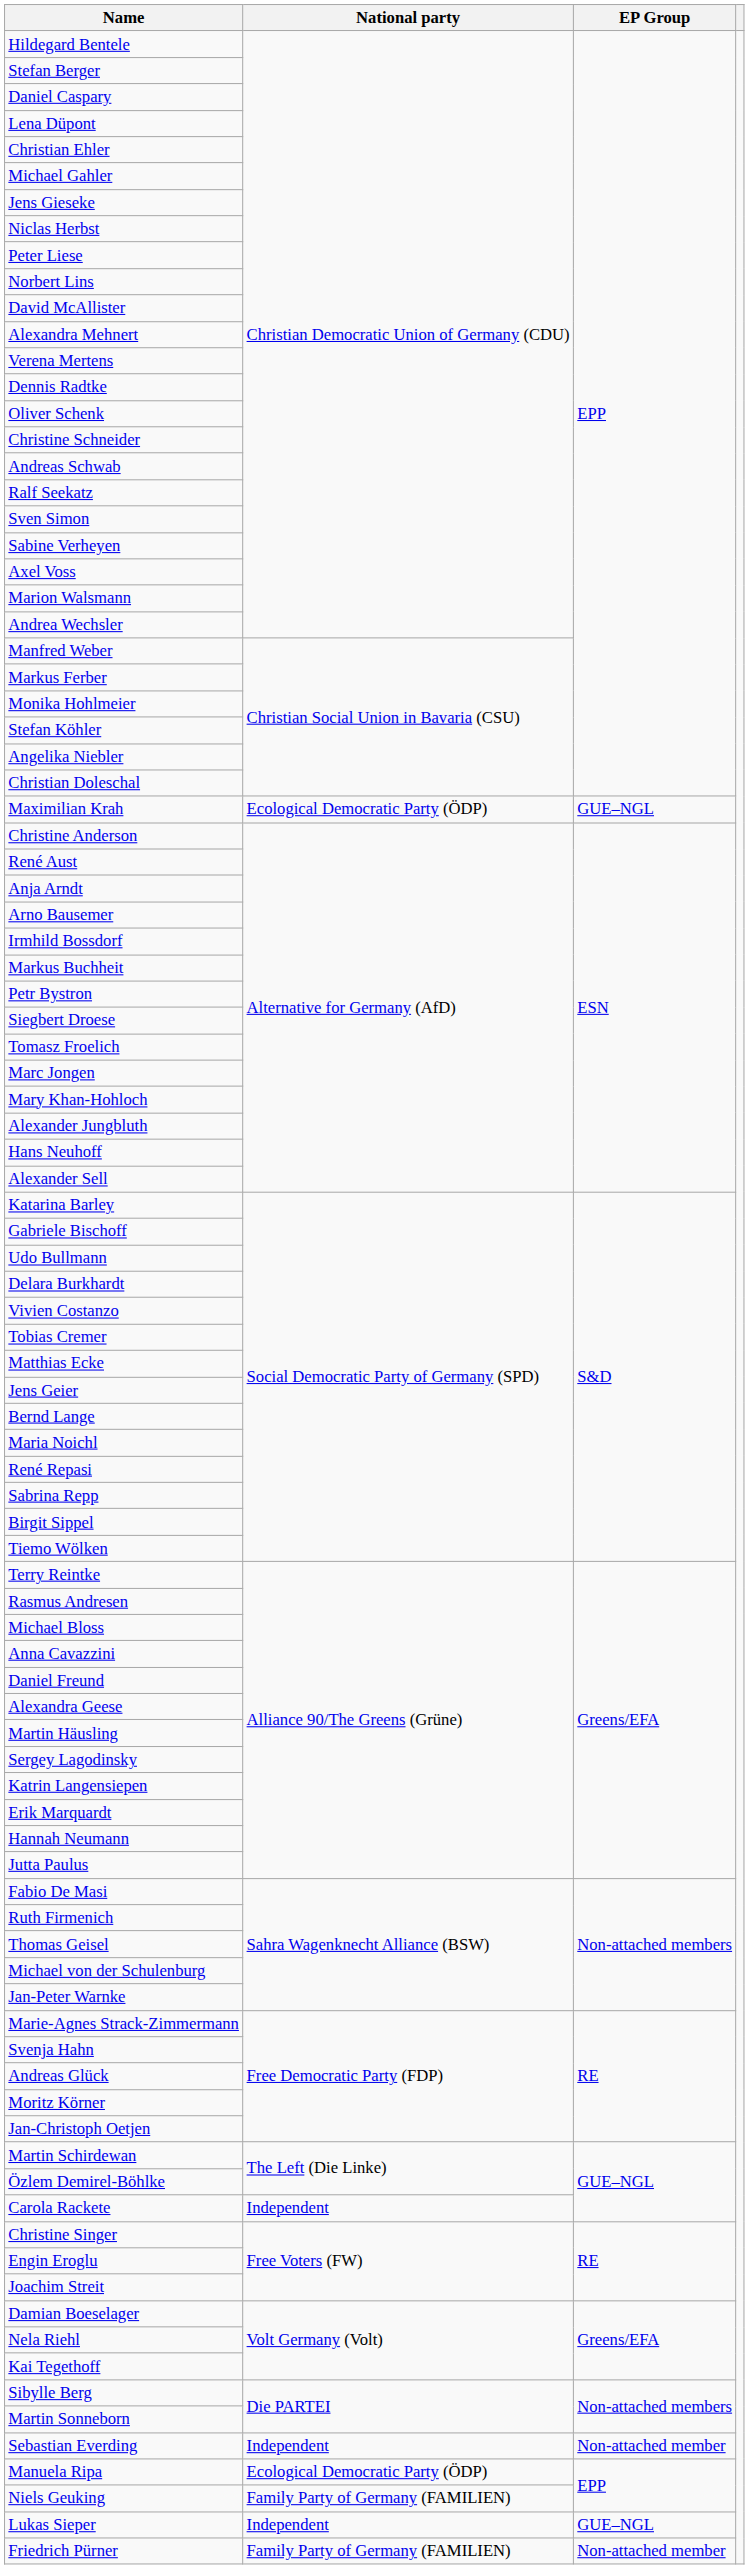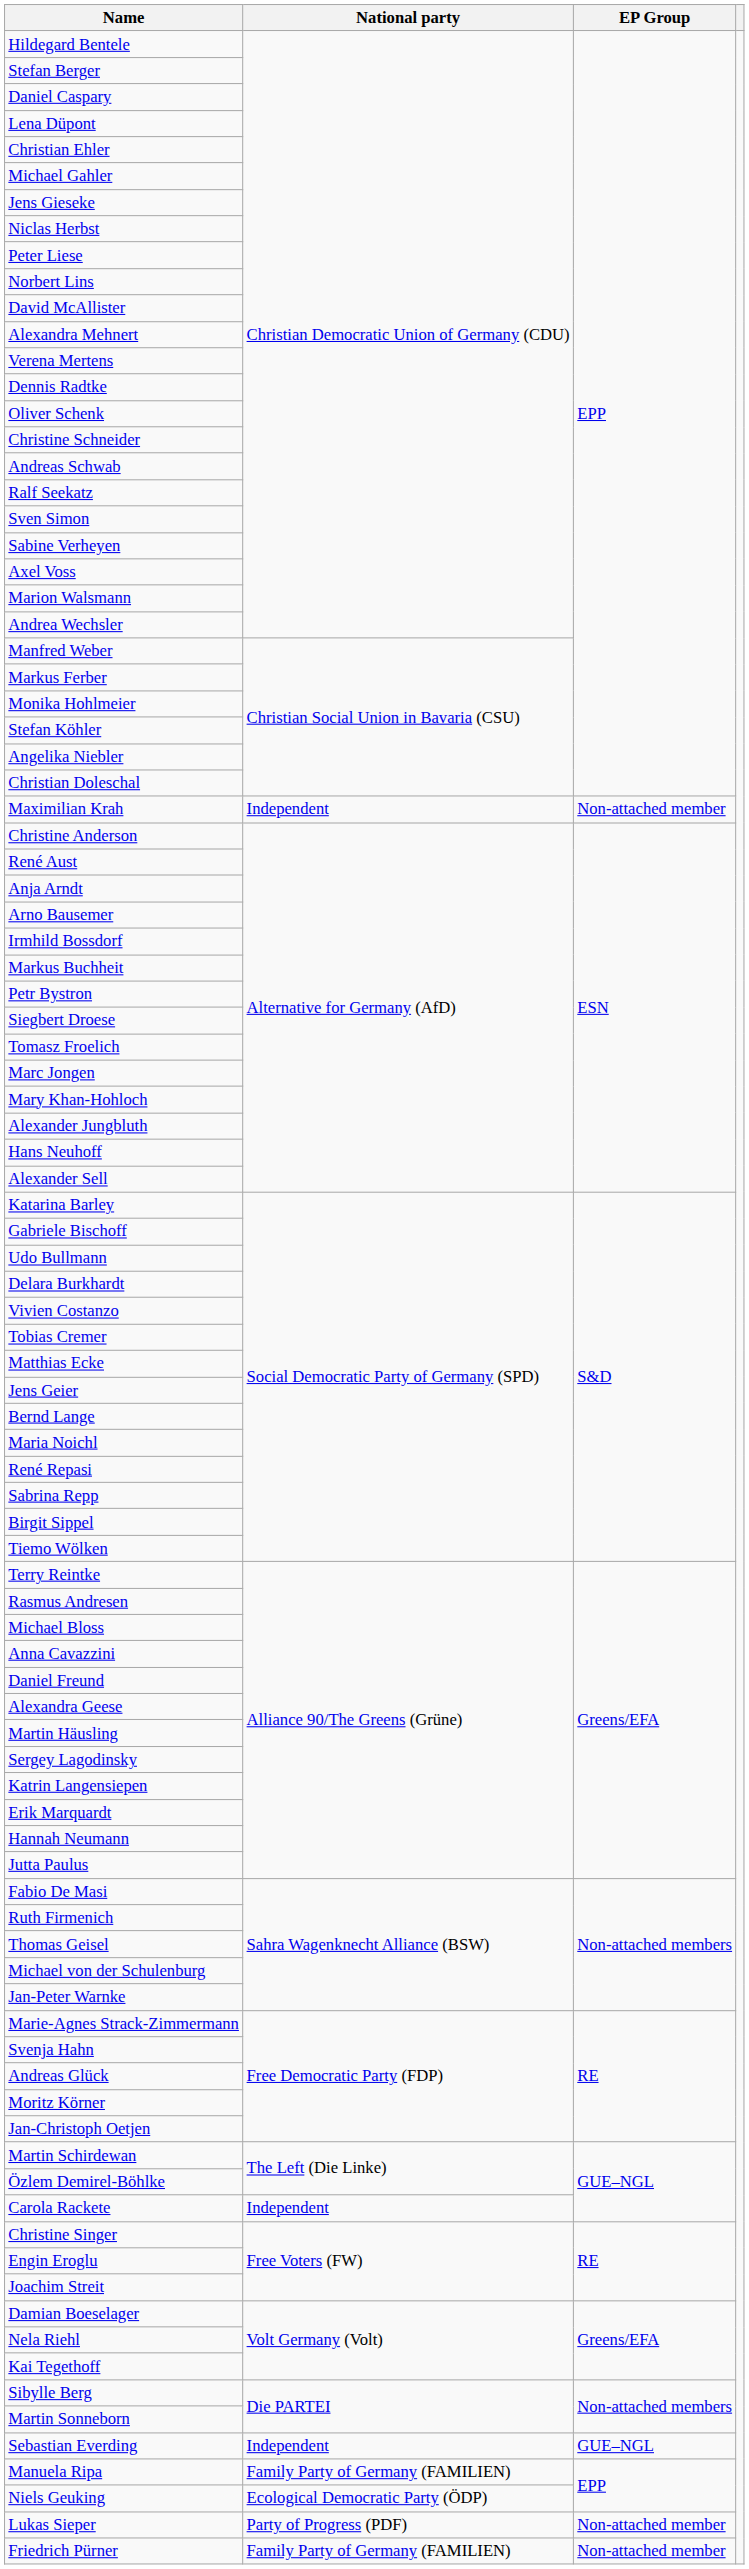(367, 809) Ecological Democratic Party (ÖDP) -> (288, 809) Independent
(616, 809) GUE–NGL -> (651, 809) Non-attached member
(651, 2445) Non-attached member -> (616, 2445) GUE–NGL
(367, 2471) Ecological Democratic Party (ÖDP) -> (379, 2471) Family Party of Germany (FAMILIEN)
(379, 2498) Family Party of Germany (FAMILIEN) -> (367, 2498) Ecological Democratic Party (ÖDP)
(288, 2524) Independent -> (327, 2524) Party of Progress (PDF)
(616, 2524) GUE–NGL -> (651, 2524) Non-attached member
